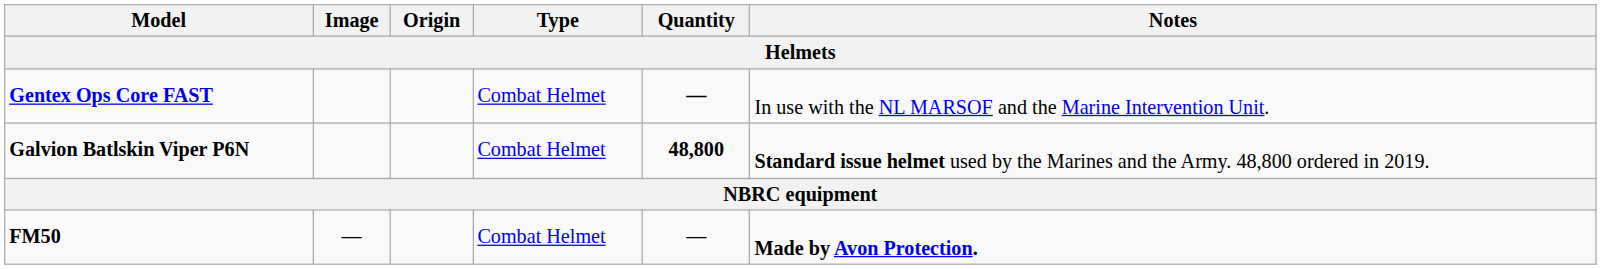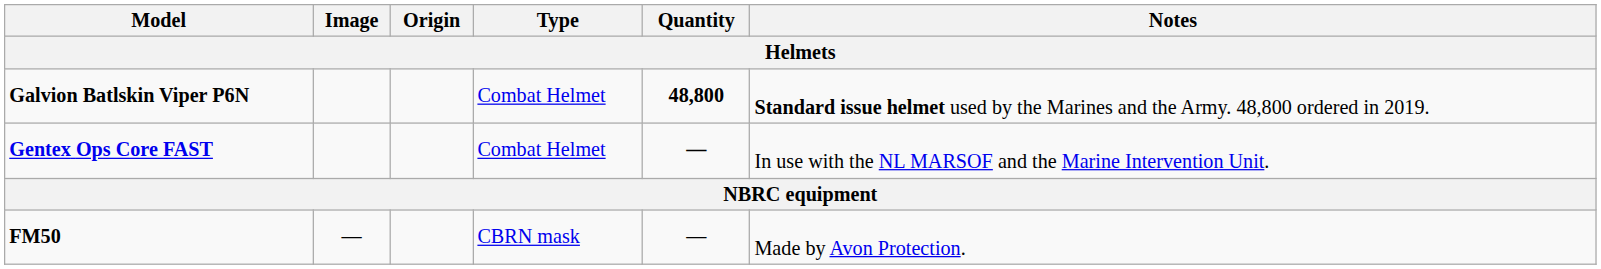rows swapped: (129, 150) <-> (111, 95)
(542, 237) Combat Helmet -> (529, 237) CBRN mask
(866, 248) bold -> (860, 248) normal
